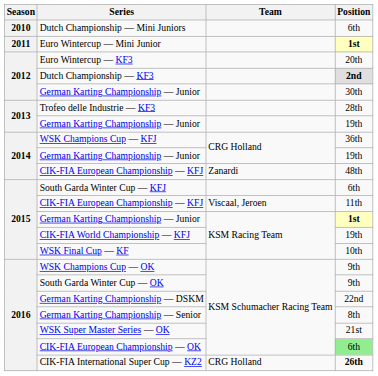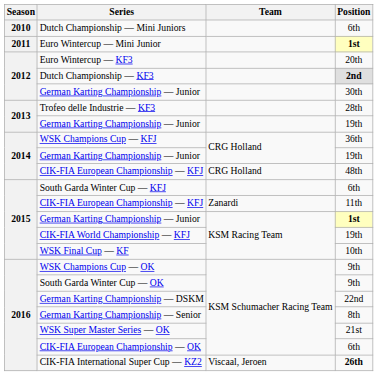(223, 171) Zanardi -> (235, 171) CRG Holland
(237, 203) Viscaal, Jeroen -> (223, 203) Zanardi
(354, 346) lightgreen background -> (354, 346) no background
(235, 362) CRG Holland -> (237, 362) Viscaal, Jeroen
